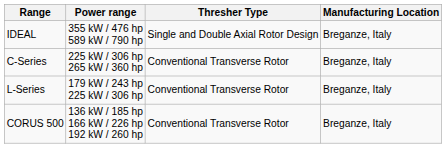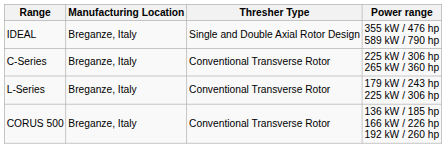columns swapped: (106, 12) <-> (381, 12)
